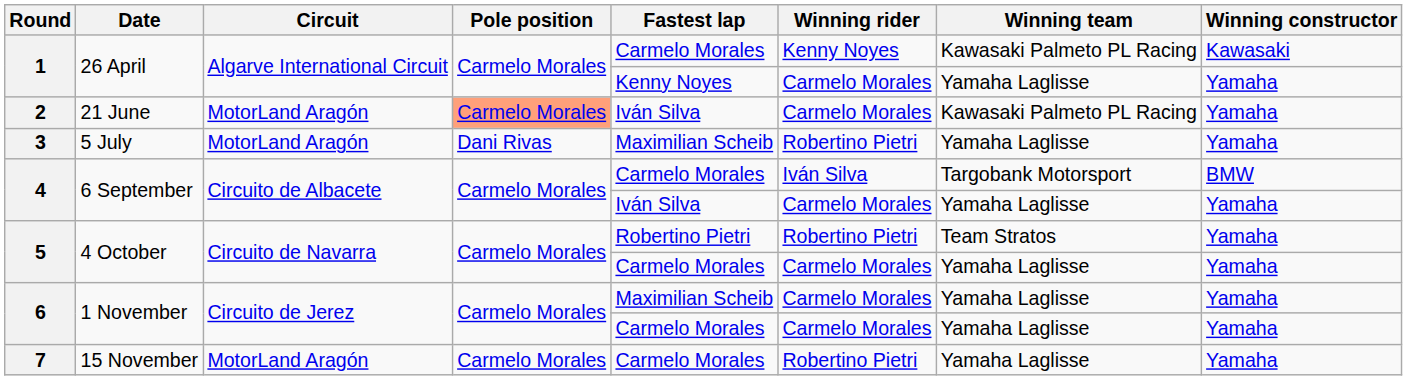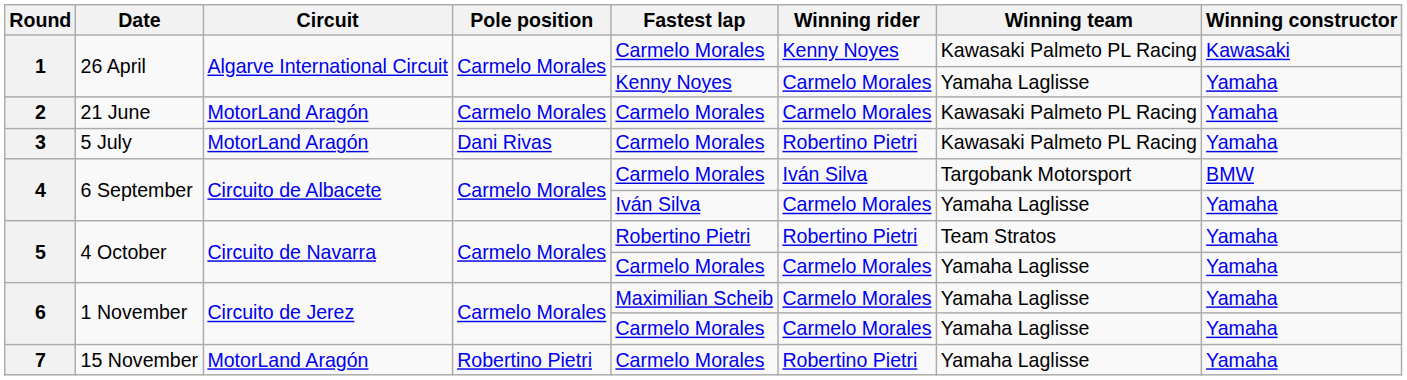(532, 112) lightsalmon background -> (532, 112) no background
(658, 112) Iván Silva -> (690, 112) Carmelo Morales
(694, 143) Maximilian Scheib -> (690, 143) Carmelo Morales
(1015, 143) Yamaha Laglisse -> (1069, 143) Kawasaki Palmeto PL Racing
(532, 359) Carmelo Morales -> (525, 359) Robertino Pietri
